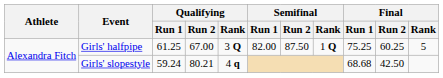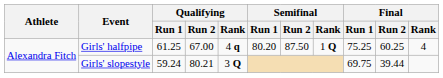(233, 47) 3 Q -> (233, 47) 4 q
(264, 47) 82.00 -> (264, 47) 80.20
(423, 47) 5 -> (423, 47) 4
(233, 64) 4 q -> (233, 64) 3 Q
(359, 64) 68.68 -> (359, 64) 69.75
(392, 64) 42.50 -> (392, 64) 39.44
